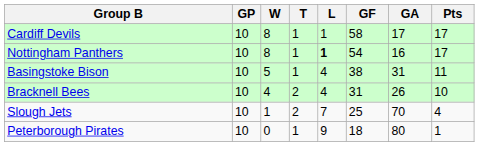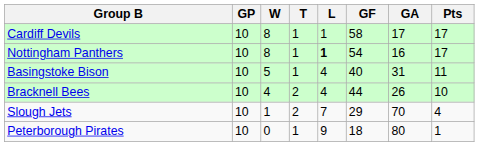(356, 72) 38 -> (356, 72) 40
(356, 92) 31 -> (356, 92) 44
(356, 111) 25 -> (356, 111) 29
